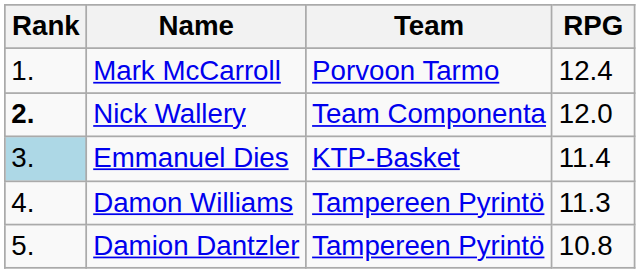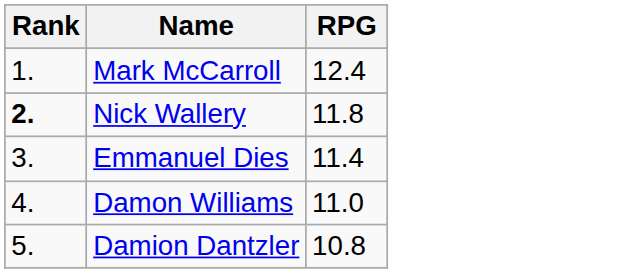- column: (429, 26)
(586, 114) 12.0 -> (338, 114) 11.8
(23, 158) lightblue background -> (23, 158) no background
(585, 202) 11.3 -> (338, 202) 11.0
